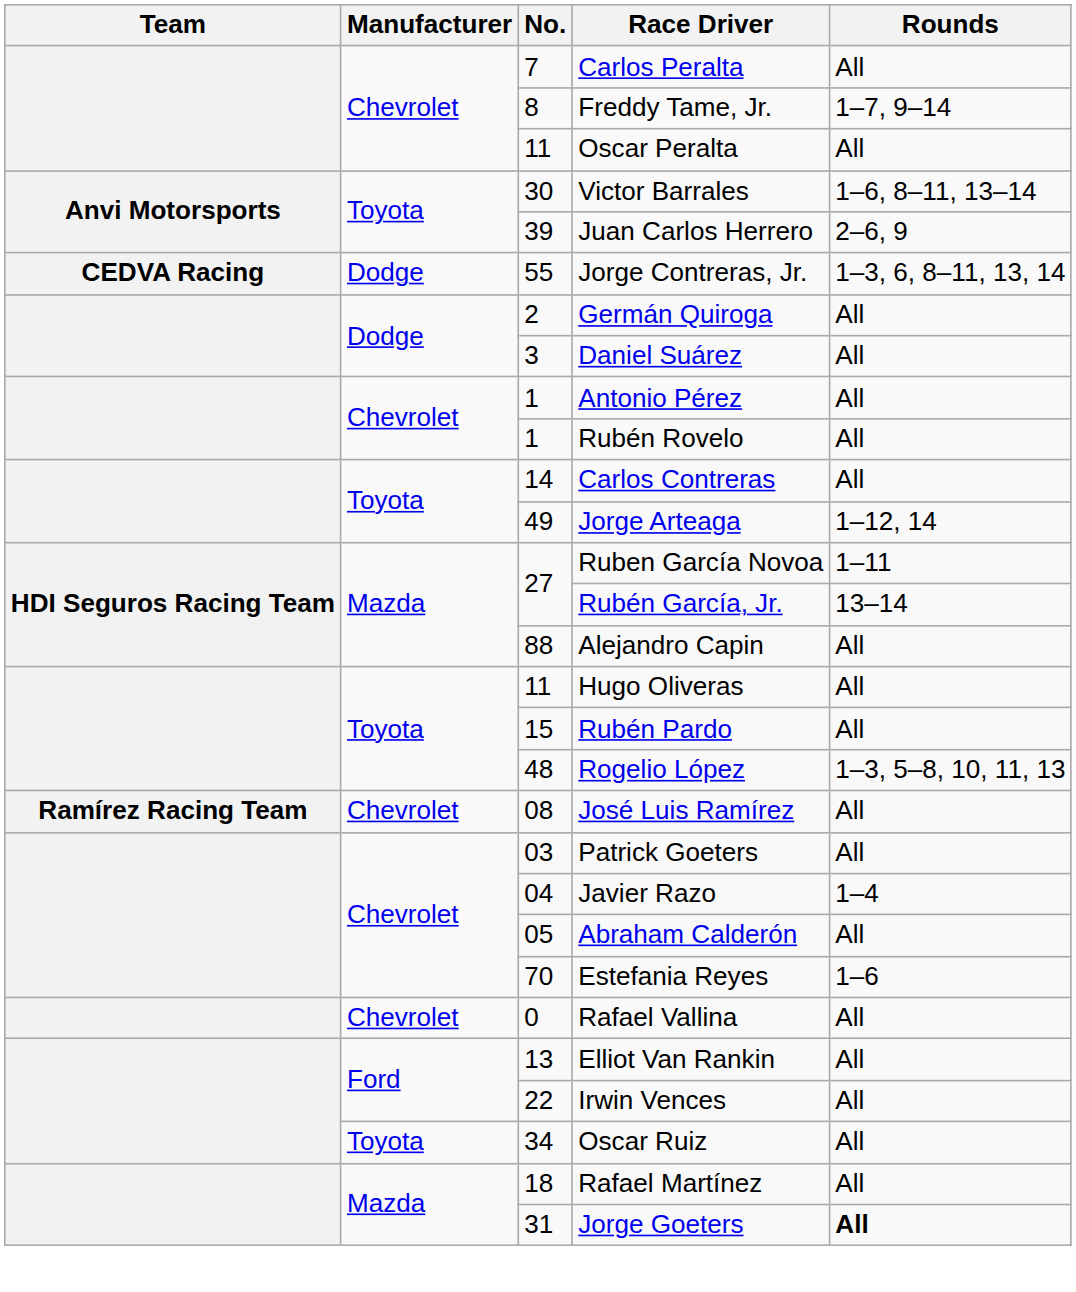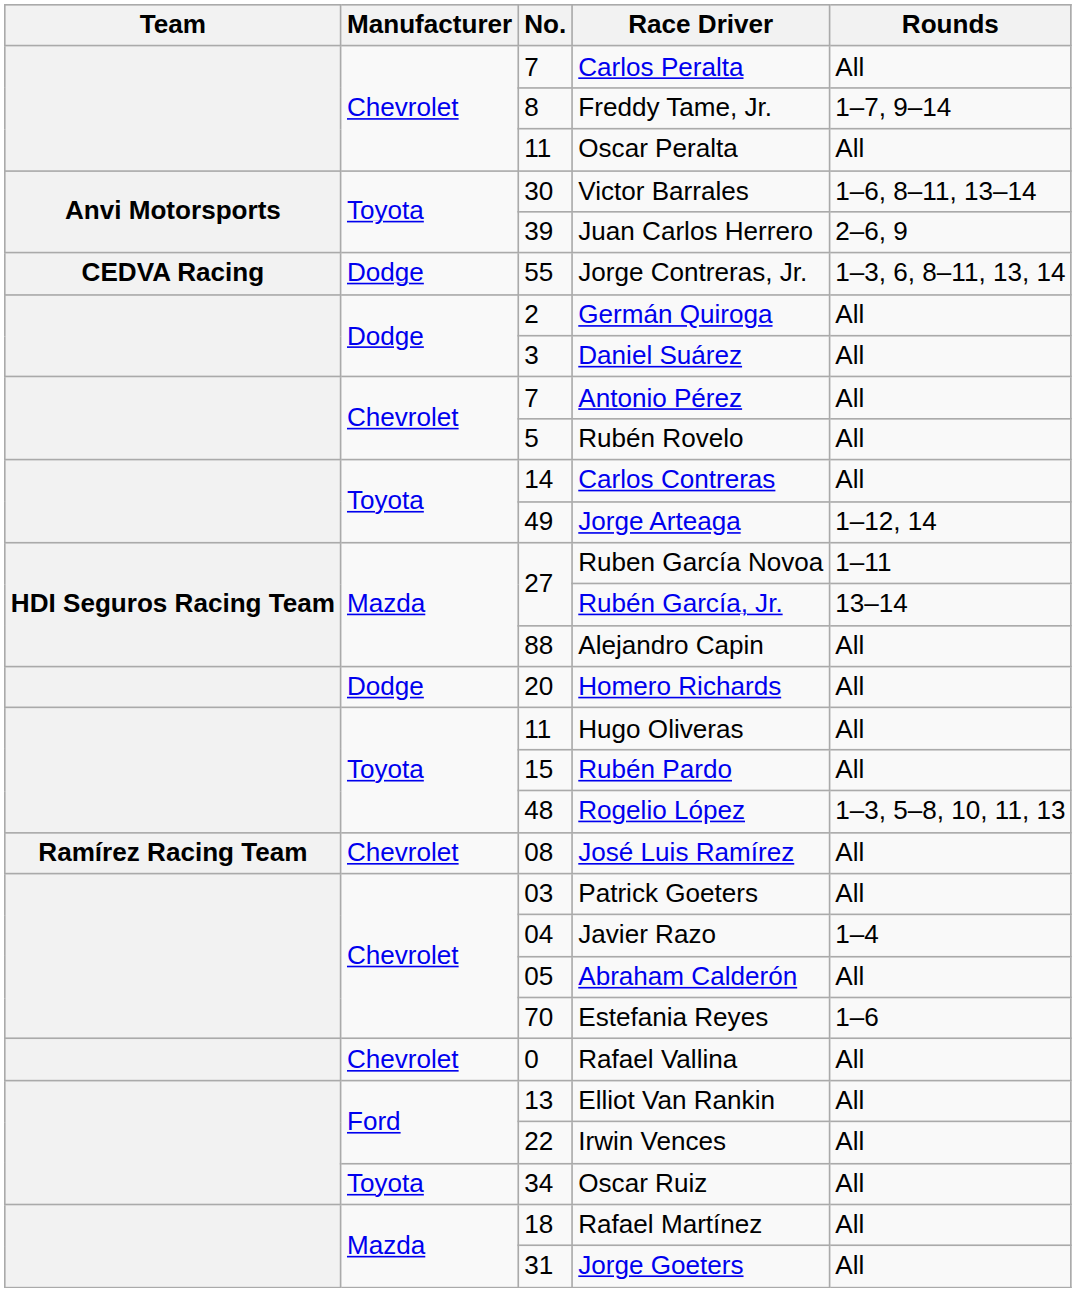(531, 397) 1 -> (531, 397) 7
(531, 438) 1 -> (531, 438) 5
+ row: (680, 686)
(852, 1224) bold -> (850, 1266) normal
